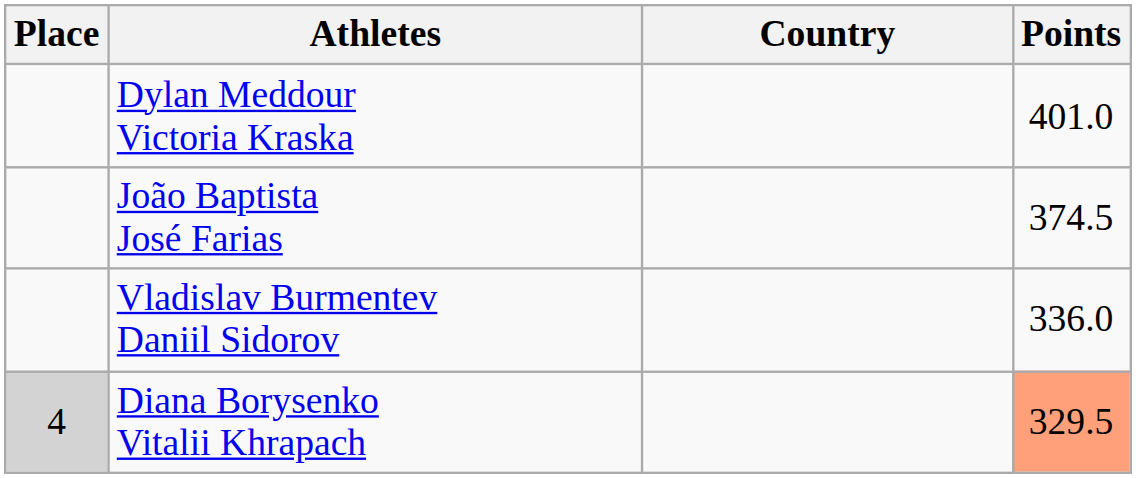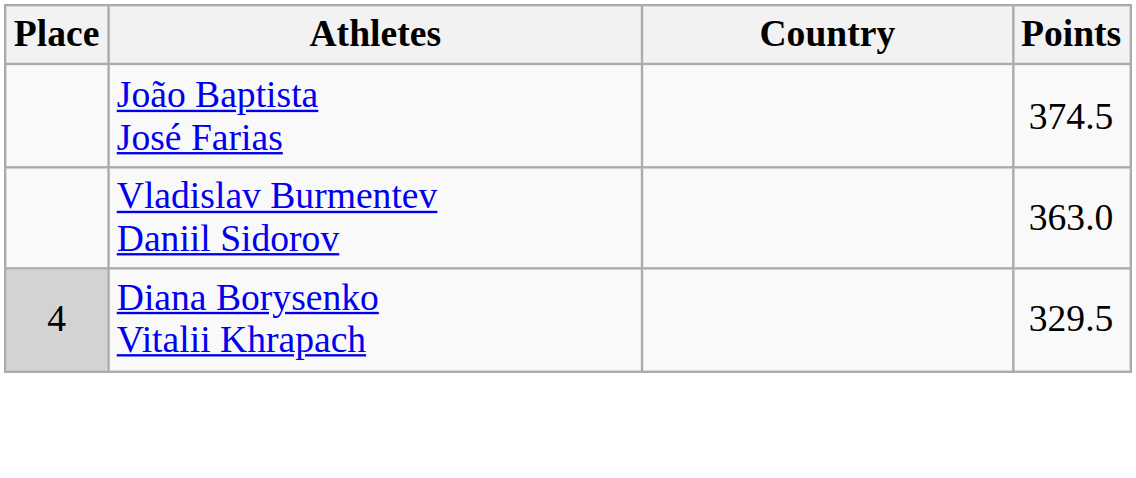- row: (236, 115)
(1071, 318) 336.0 -> (1071, 217) 363.0
(1071, 420) lightsalmon background -> (1071, 318) no background
